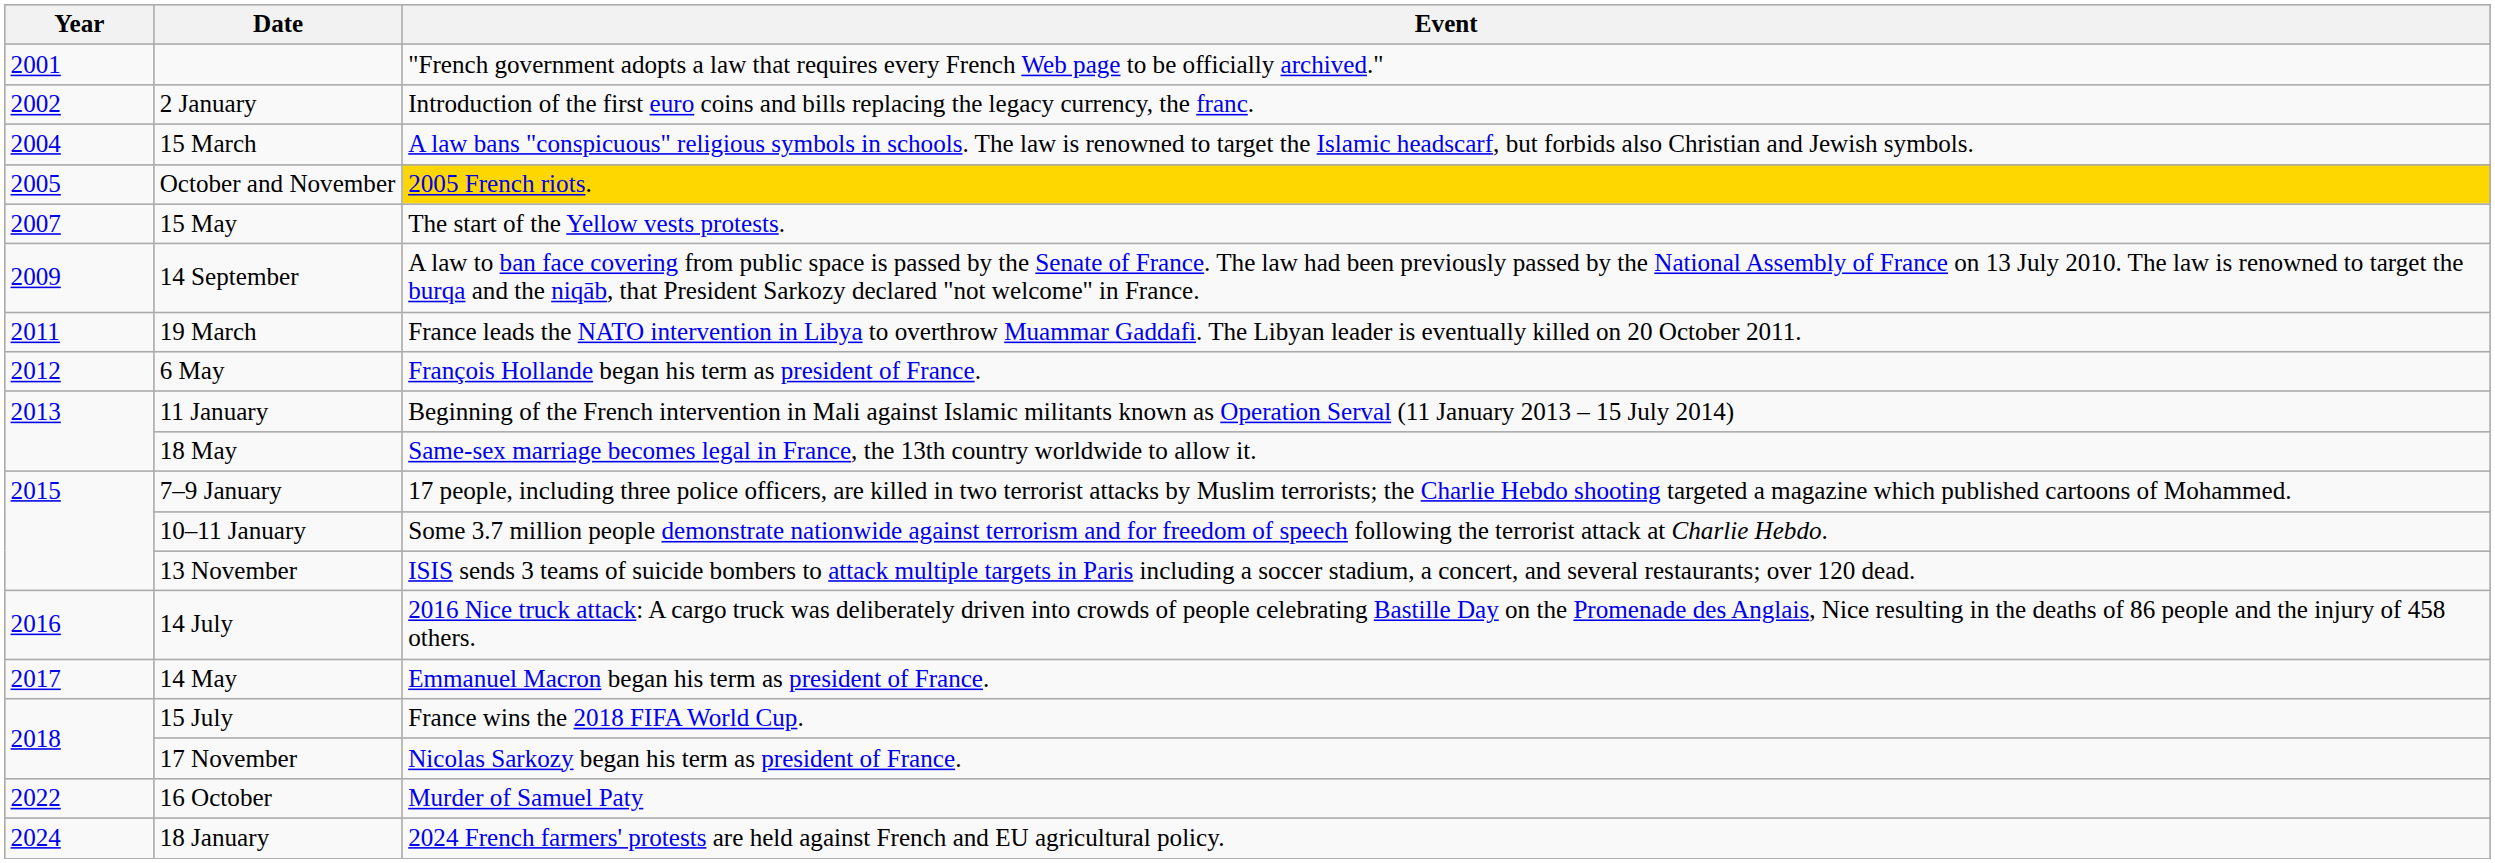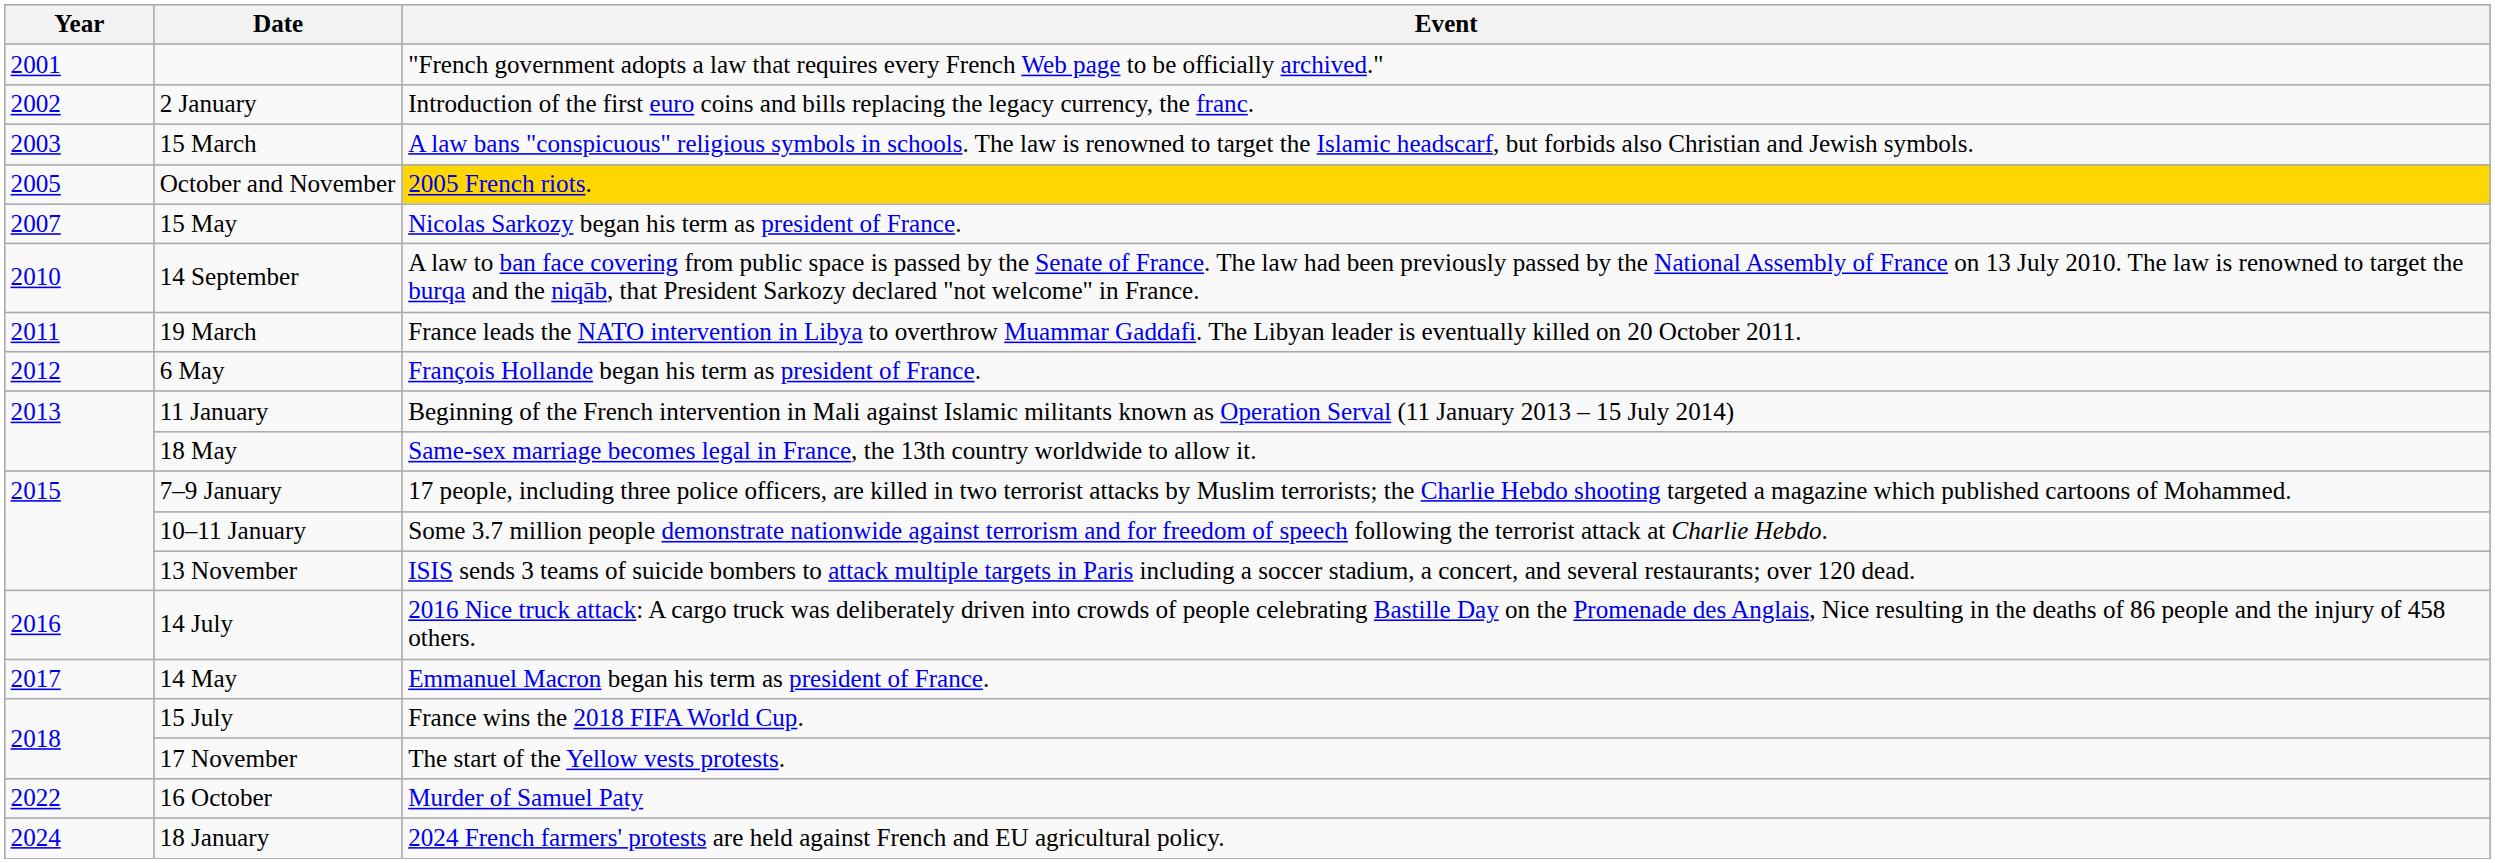(36, 143) 2004 -> (36, 143) 2003
(597, 223) The start of the Yellow vests protests. -> (685, 223) Nicolas Sarkozy began his term as president of France.
(36, 277) 2009 -> (36, 277) 2010
(685, 758) Nicolas Sarkozy began his term as president of France. -> (597, 758) The start of the Yellow vests protests.
